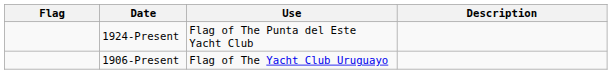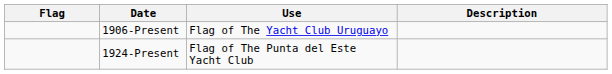rows swapped: (141, 37) <-> (141, 60)
